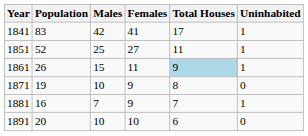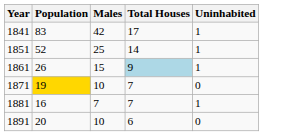- column: (147, 13)
(178, 49) 11 -> (133, 49) 14
(41, 85) no background -> (41, 85) gold background
(175, 85) 8 -> (130, 85) 7
